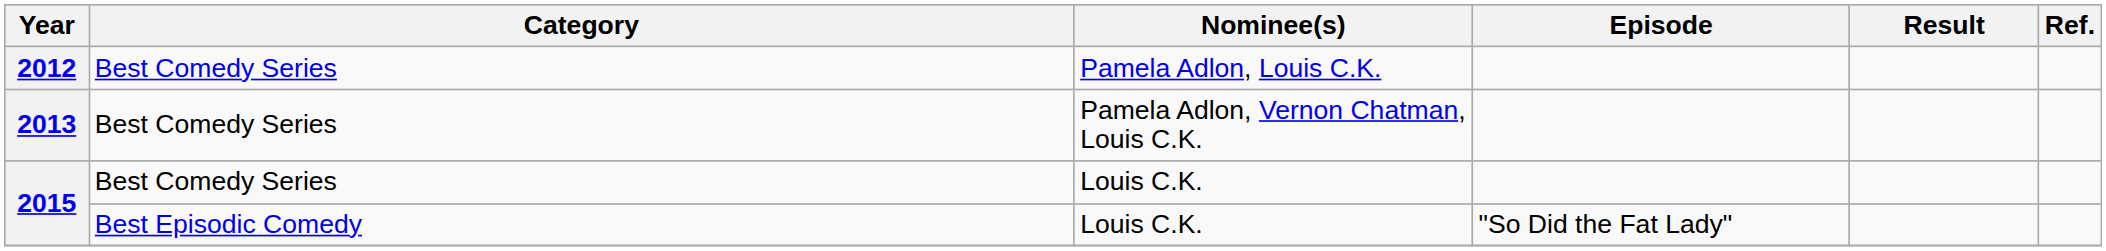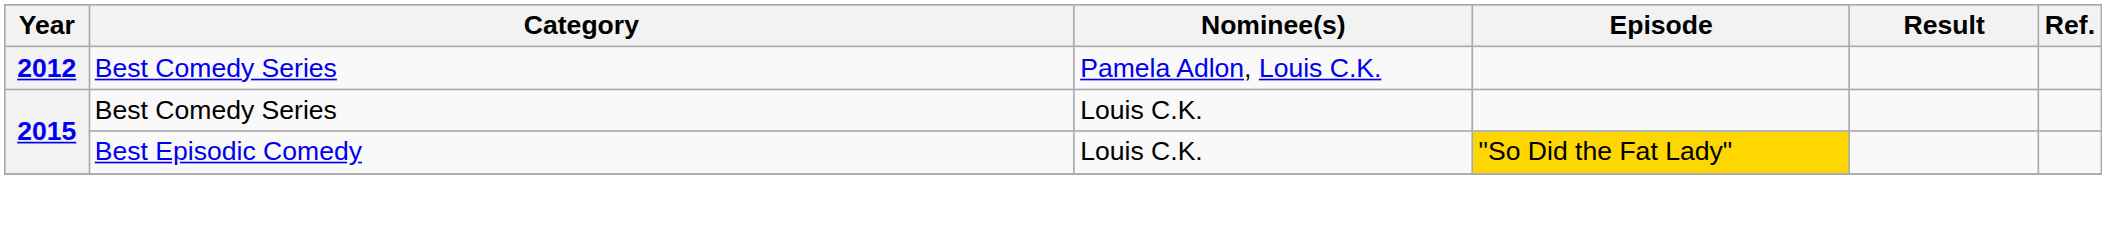- row: (47, 124)
(1605, 223) no background -> (1605, 151) gold background
